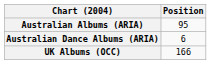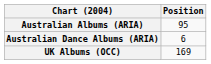(183, 53) 166 -> (183, 53) 169
